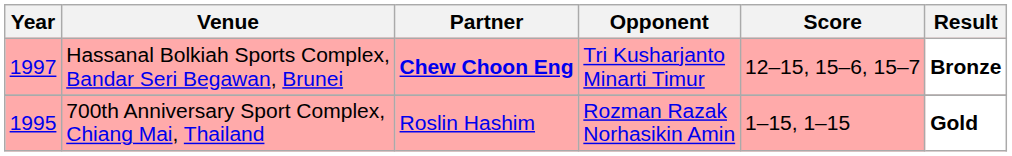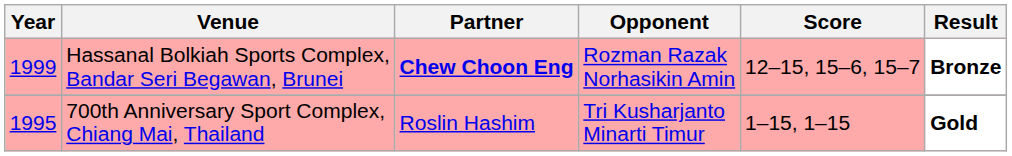(33, 67) 1997 -> (33, 67) 1999
(654, 67) Tri Kusharjanto Minarti Timur -> (659, 67) Rozman Razak Norhasikin Amin
(659, 123) Rozman Razak Norhasikin Amin -> (654, 123) Tri Kusharjanto Minarti Timur
